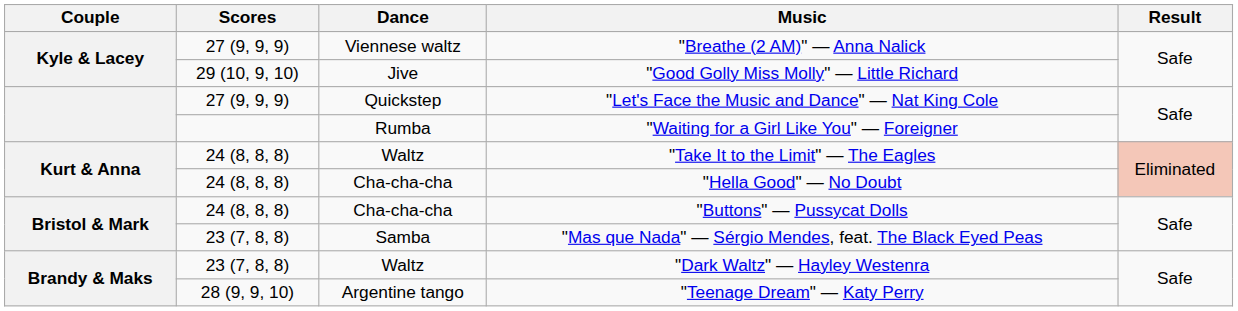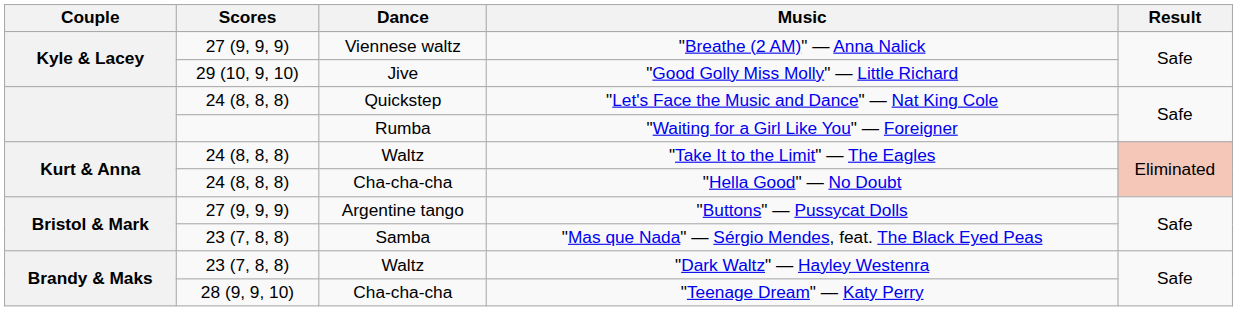(247, 100) 27 (9, 9, 9) -> (247, 100) 24 (8, 8, 8)
(247, 210) 24 (8, 8, 8) -> (247, 210) 27 (9, 9, 9)
(403, 210) Cha-cha-cha -> (403, 210) Argentine tango
(403, 292) Argentine tango -> (403, 292) Cha-cha-cha
